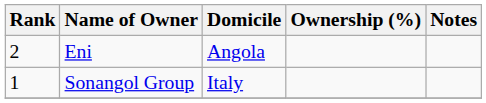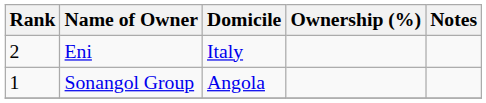(236, 51) Angola -> (225, 51) Italy
(225, 82) Italy -> (236, 82) Angola
